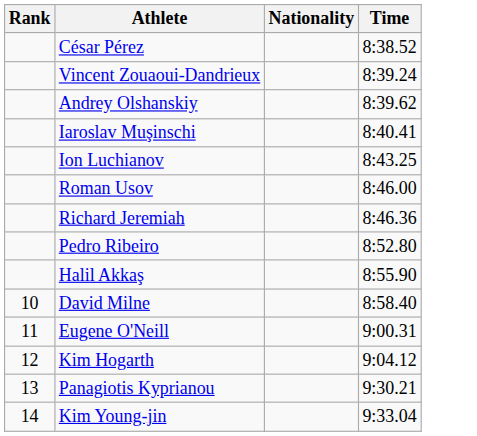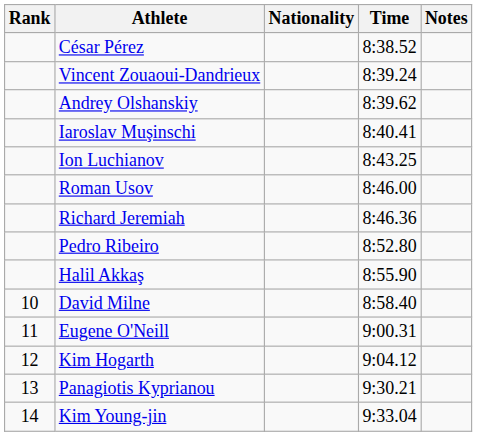+ column: (446, 18)
